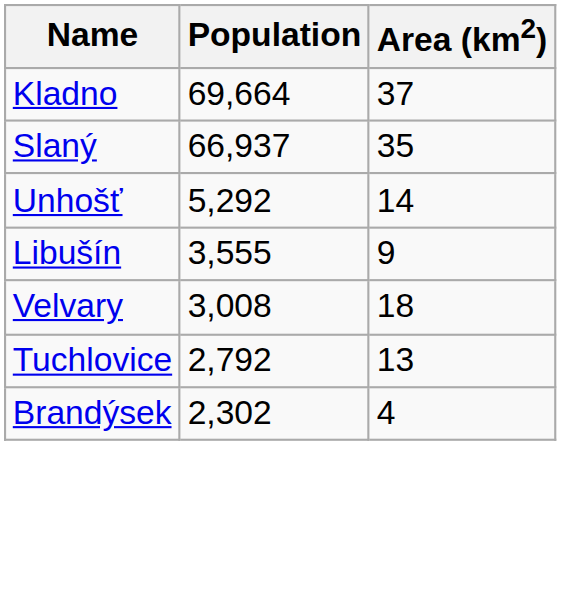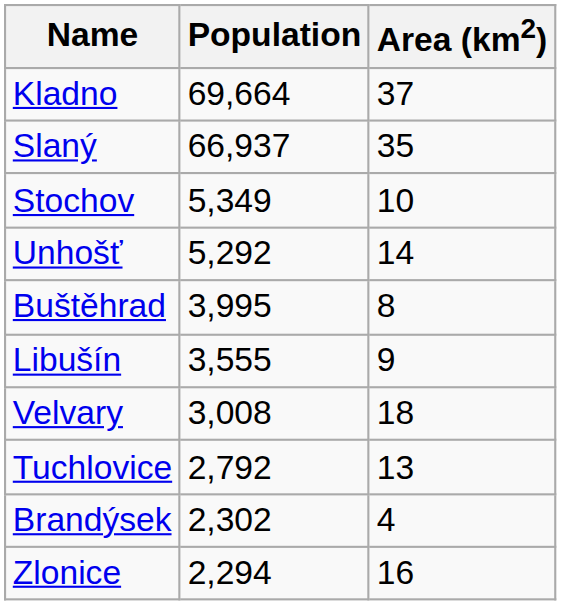+ row: (73, 200)
+ row: (89, 306)
+ row: (67, 573)
